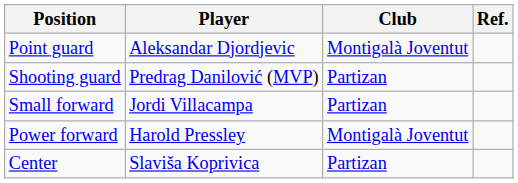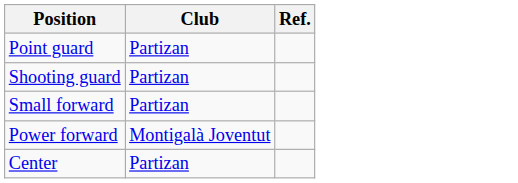- column: (224, 18)
(398, 47) Montigalà Joventut -> (159, 47) Partizan
